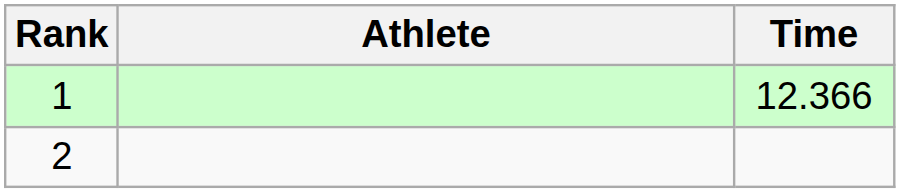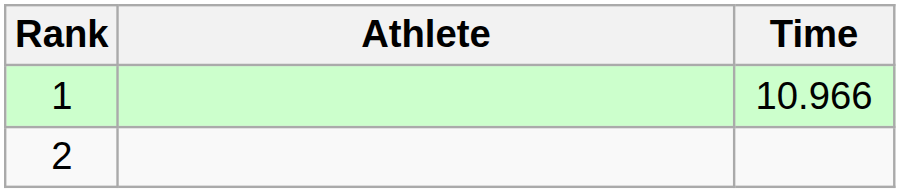(814, 95) 12.366 -> (814, 95) 10.966
